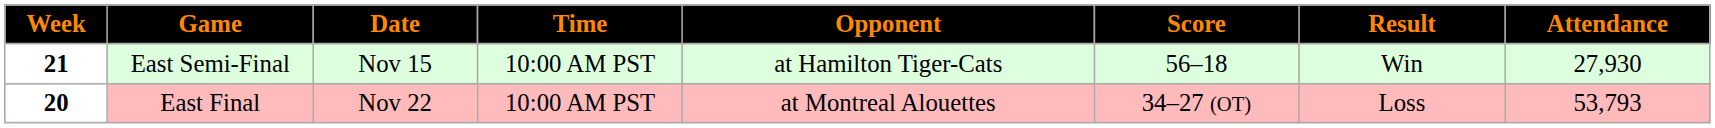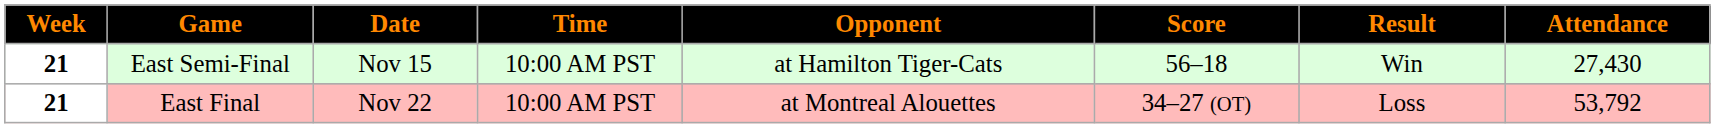(1607, 63) 27,930 -> (1607, 63) 27,430
(56, 102) 20 -> (56, 102) 21
(1607, 102) 53,793 -> (1607, 102) 53,792
